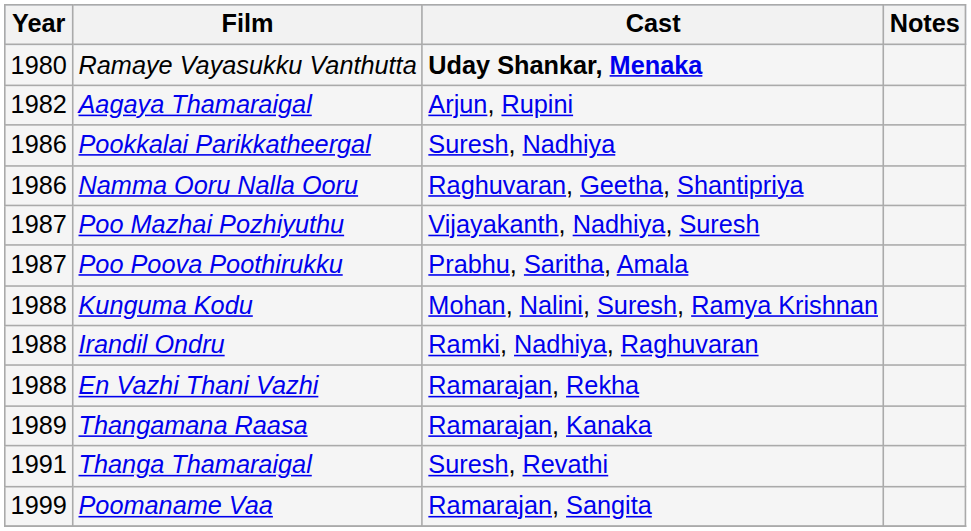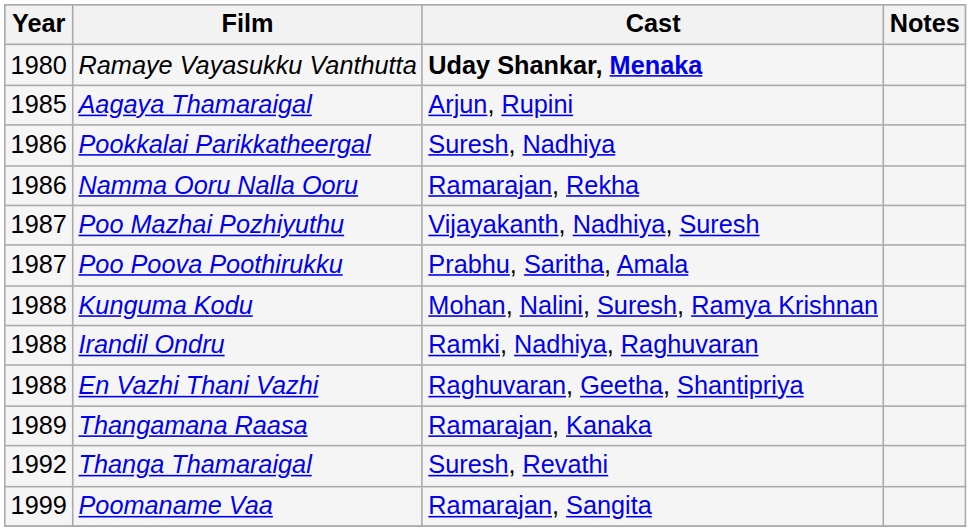(39, 104) 1982 -> (39, 104) 1985
(616, 184) Raghuvaran, Geetha, Shantipriya -> (534, 184) Ramarajan, Rekha
(534, 385) Ramarajan, Rekha -> (616, 385) Raghuvaran, Geetha, Shantipriya
(39, 465) 1991 -> (39, 465) 1992
